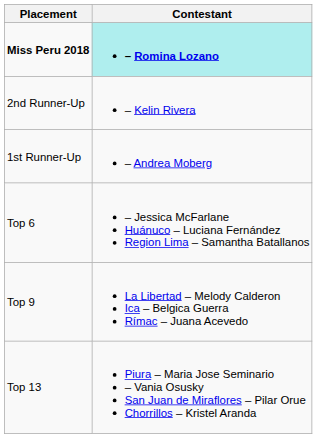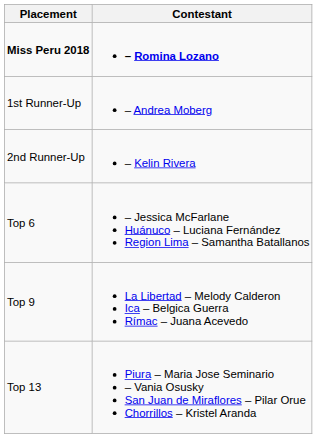(202, 56) paleturquoise background -> (202, 56) no background
rows swapped: (44, 157) <-> (46, 103)
